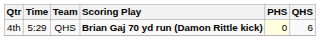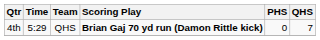(285, 27) lightyellow background -> (285, 27) no background
(310, 27) 6 -> (310, 27) 7
